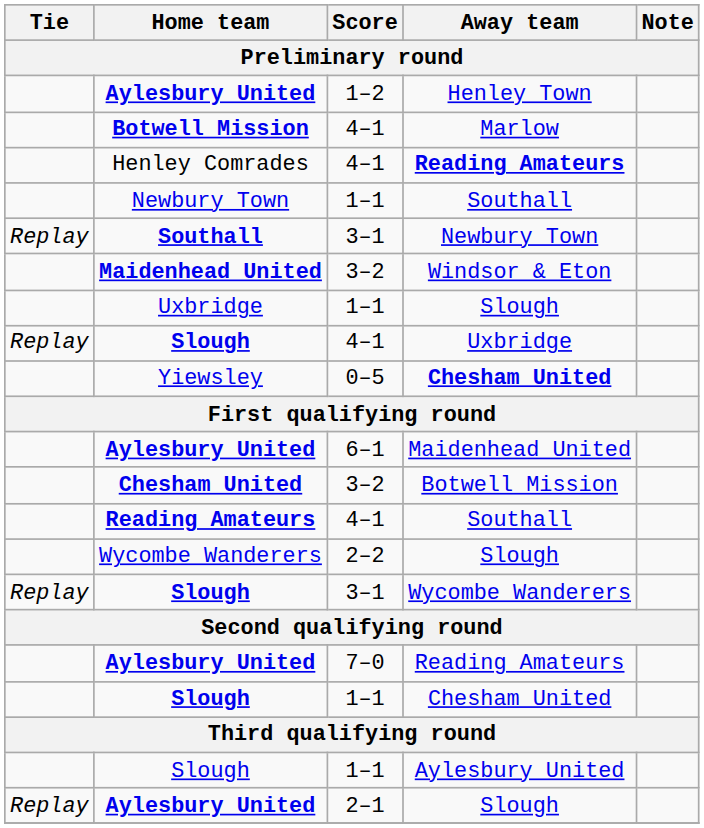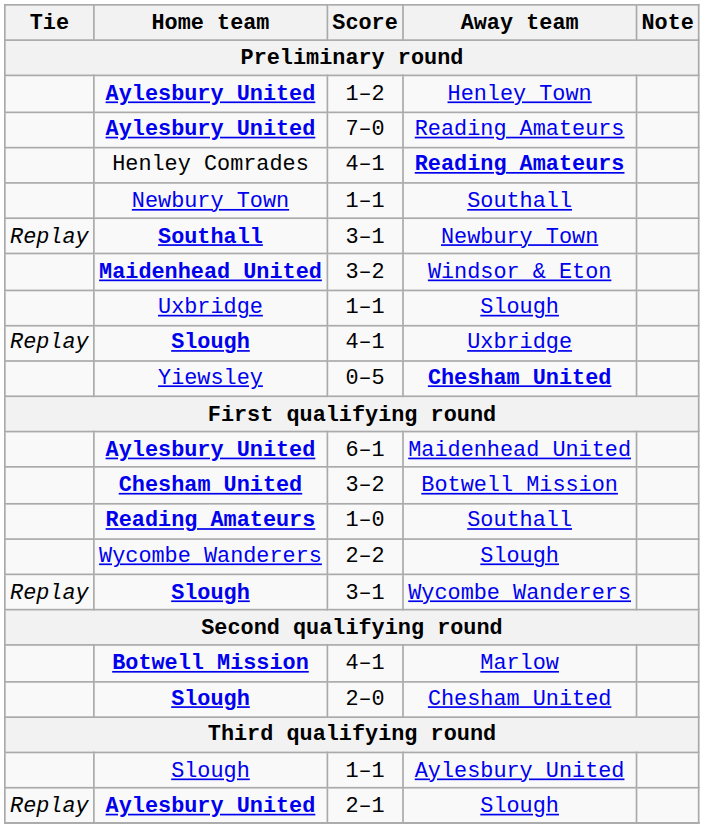rows swapped: (210, 129) <-> (210, 663)
(365, 521) 4–1 -> (365, 521) 1–0
(365, 699) 1–1 -> (365, 699) 2–0
